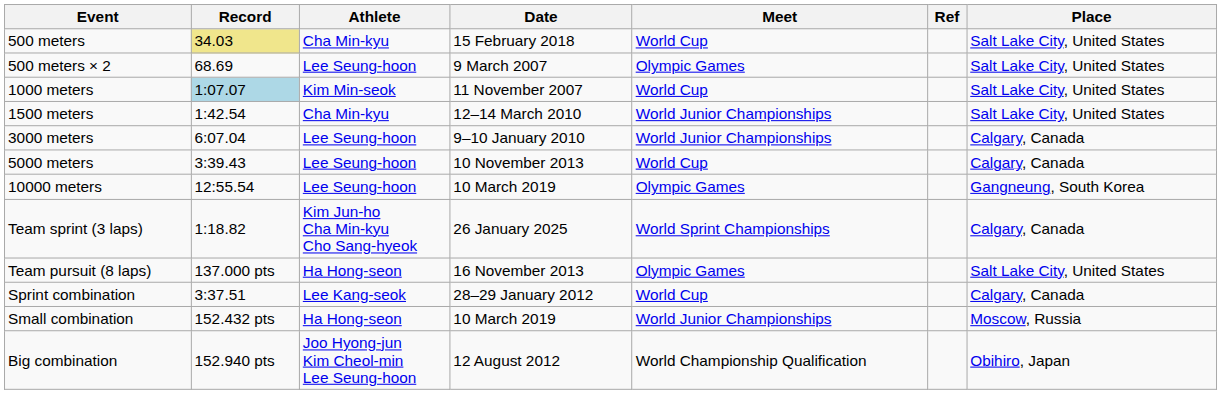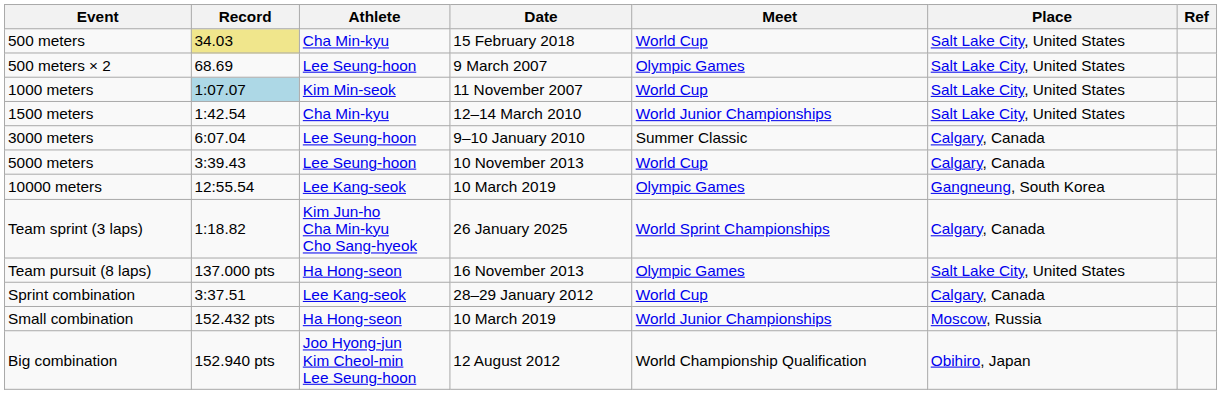columns swapped: (1091, 17) <-> (947, 17)
(734, 138) World Junior Championships -> (692, 138) Summer Classic
(360, 187) Lee Seung-hoon -> (354, 187) Lee Kang-seok
